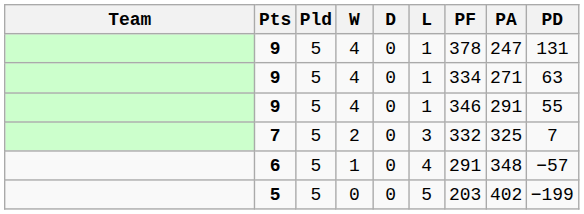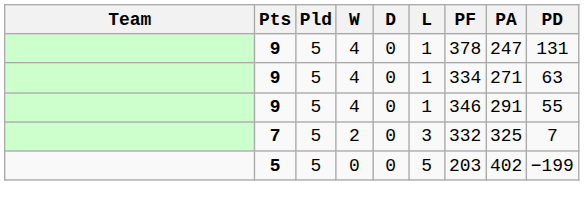- row: (275, 166)
